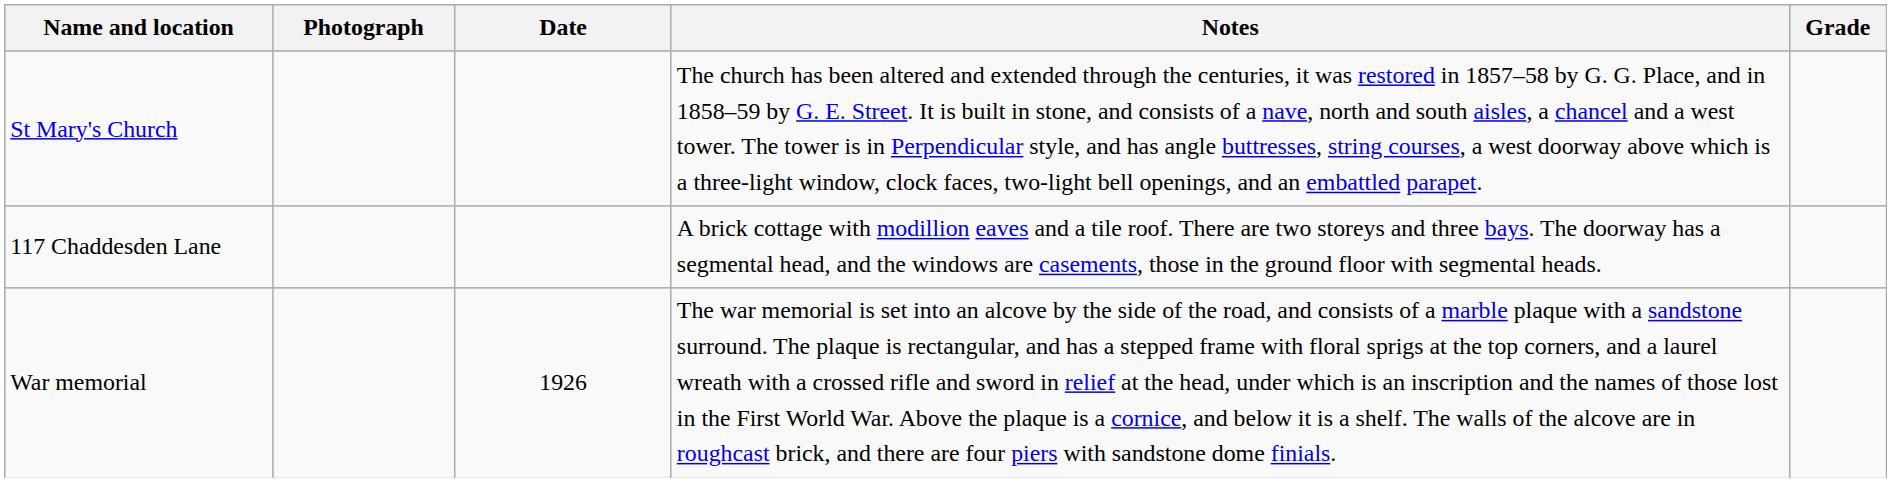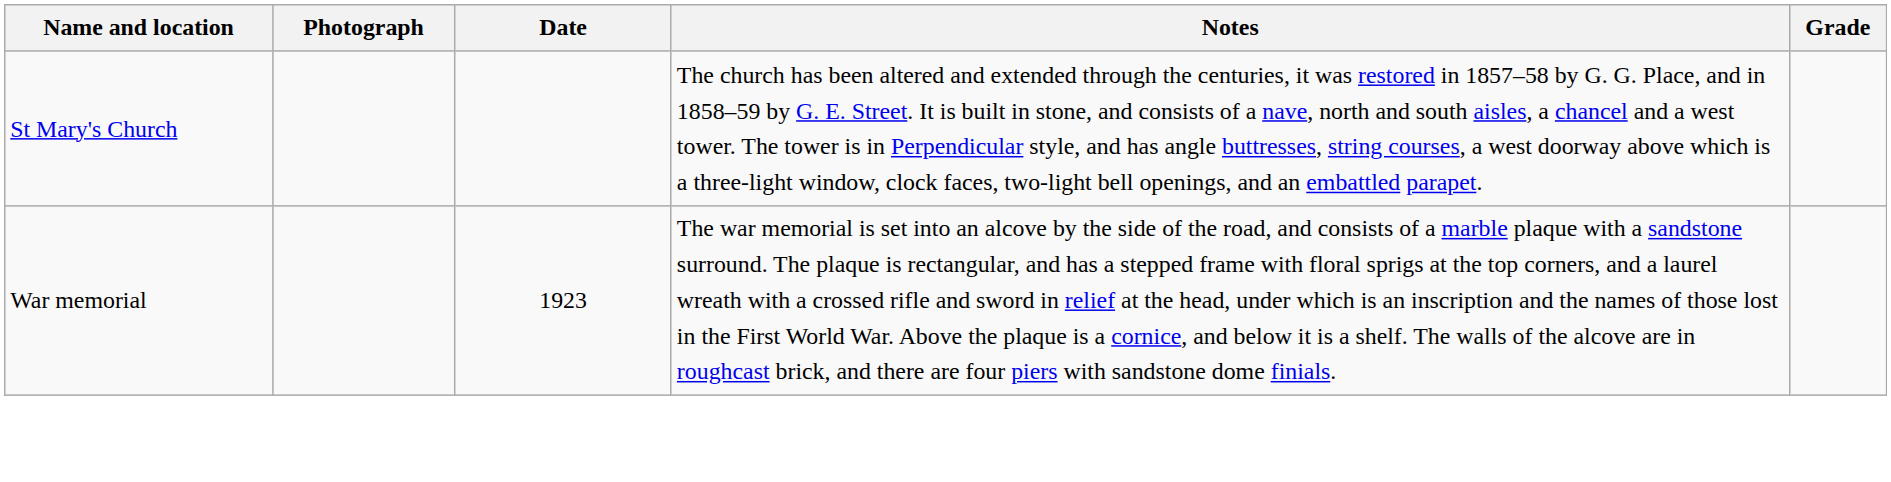- row: (116, 246)
(563, 382) 1926 -> (563, 300) 1923
